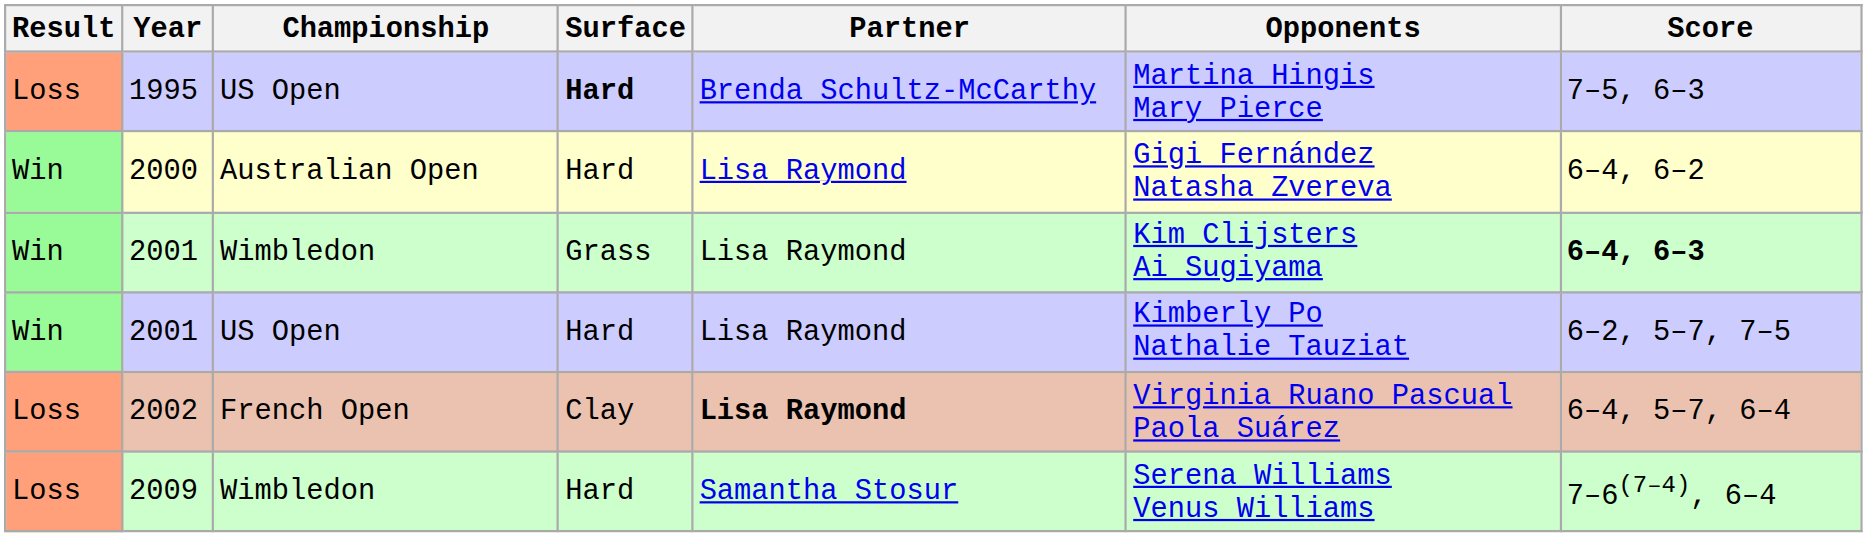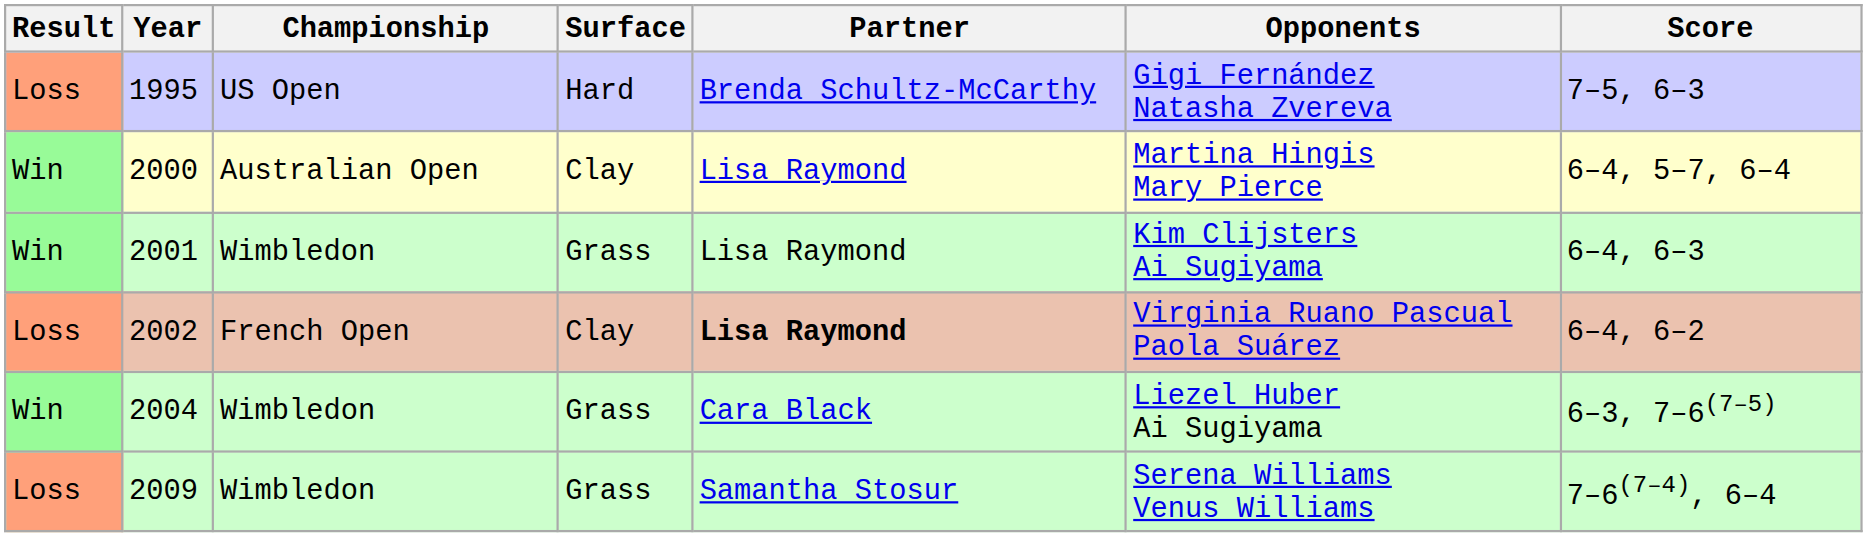(600, 92) bold -> (600, 92) normal
(1254, 92) Martina Hingis Mary Pierce -> (1263, 92) Gigi Fernández Natasha Zvereva
(600, 172) Hard -> (600, 172) Clay
(1263, 172) Gigi Fernández Natasha Zvereva -> (1254, 172) Martina Hingis Mary Pierce
(1636, 172) 6–4, 6–2 -> (1679, 172) 6–4, 5–7, 6–4
(1636, 252) bold -> (1636, 252) normal
- row: (164, 332)
(1679, 412) 6–4, 5–7, 6–4 -> (1636, 332) 6–4, 6–2
+ row: (164, 412)
(600, 492) Hard -> (608, 492) Grass
